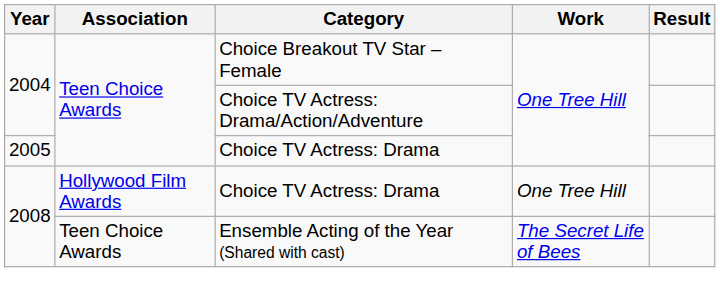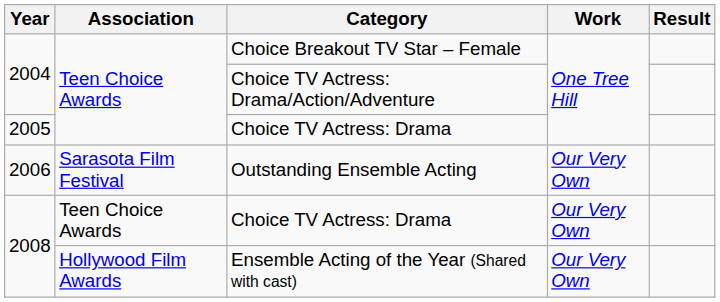+ row: (30, 169)
(123, 190) Hollywood Film Awards -> (111, 220) Teen Choice Awards
(571, 190) One Tree Hill -> (588, 220) Our Very Own
(111, 241) Teen Choice Awards -> (123, 271) Hollywood Film Awards
(580, 241) The Secret Life of Bees -> (588, 271) Our Very Own
